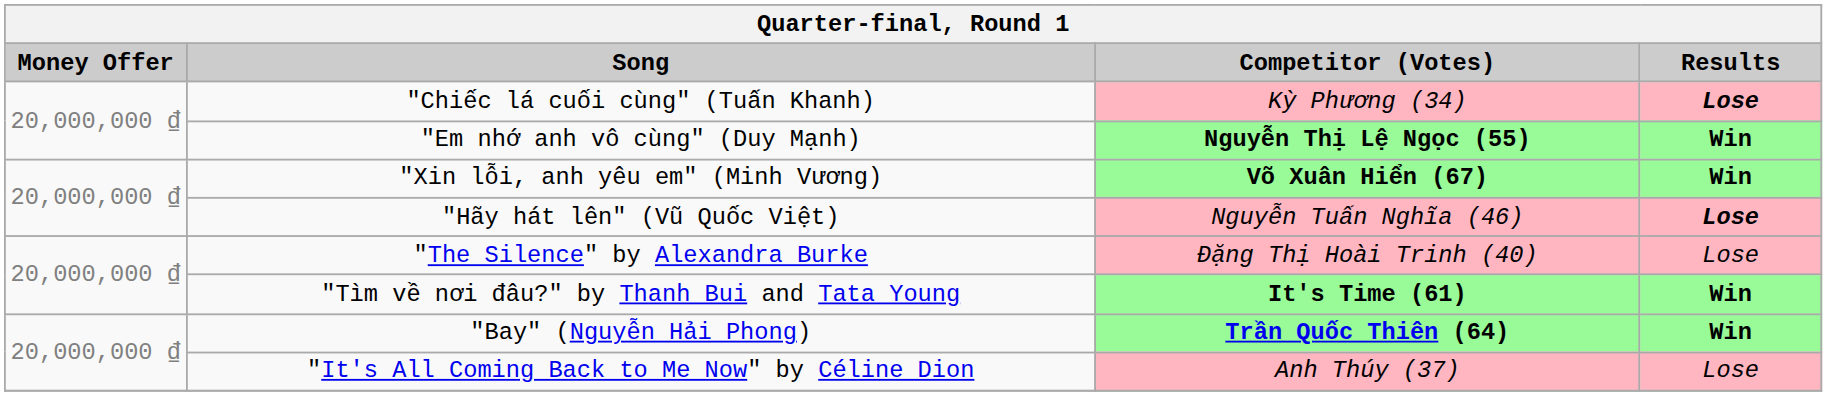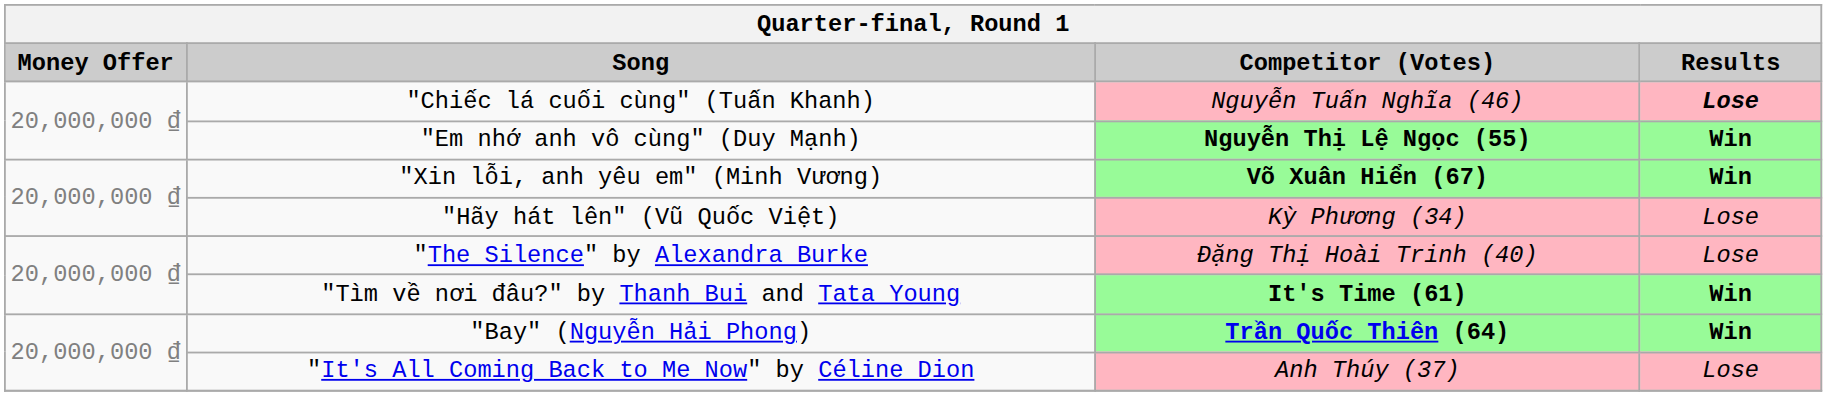(1367, 101) Kỳ Phương (34) -> (1367, 101) Nguyễn Tuấn Nghĩa (46)
(1367, 217) Nguyễn Tuấn Nghĩa (46) -> (1367, 217) Kỳ Phương (34)
(1731, 217) bold -> (1731, 217) normal
